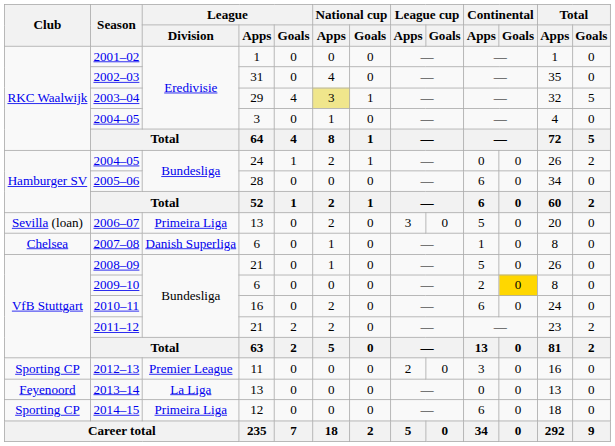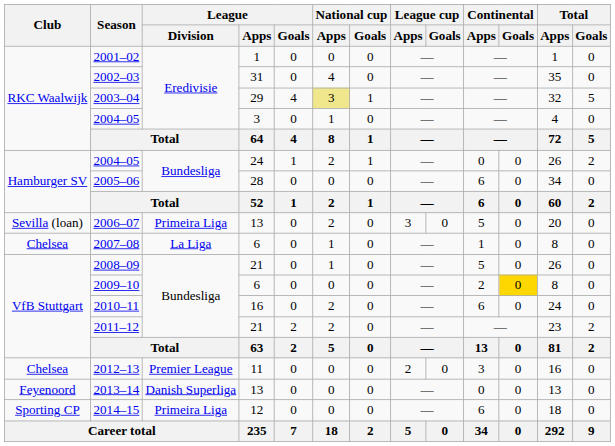(191, 243) Danish Superliga -> (191, 243) La Liga
(47, 368) Sporting CP -> (47, 368) Chelsea
(191, 389) La Liga -> (191, 389) Danish Superliga
